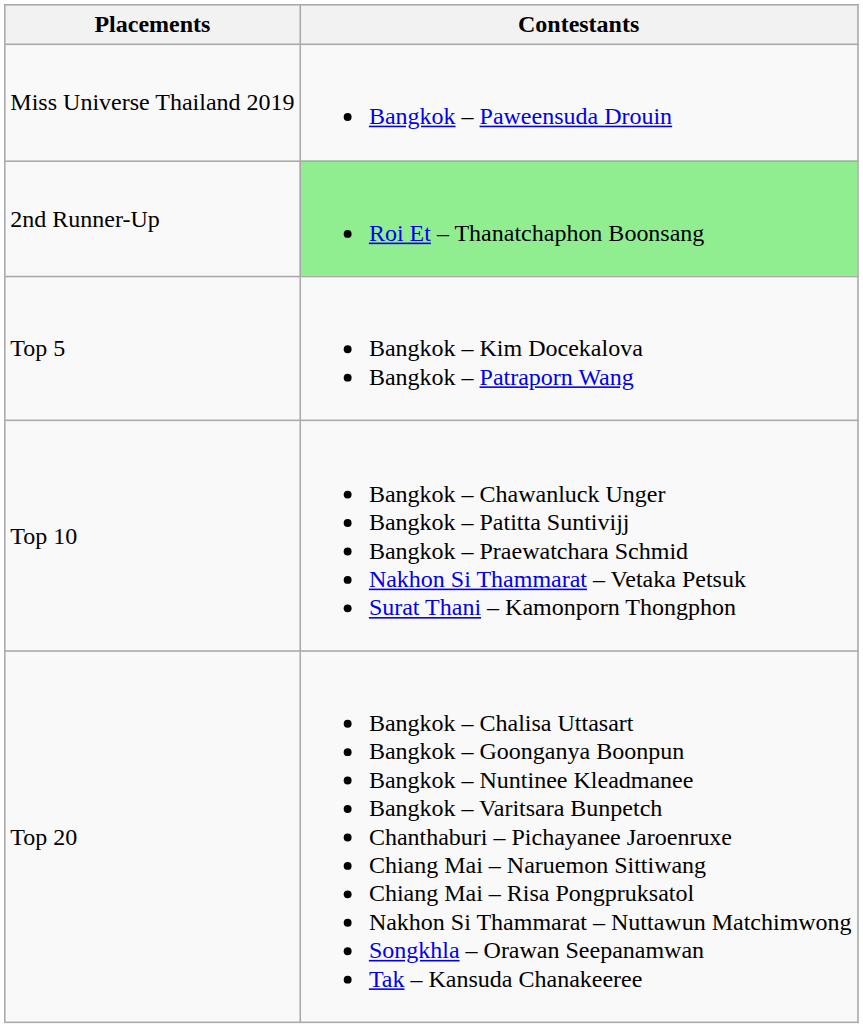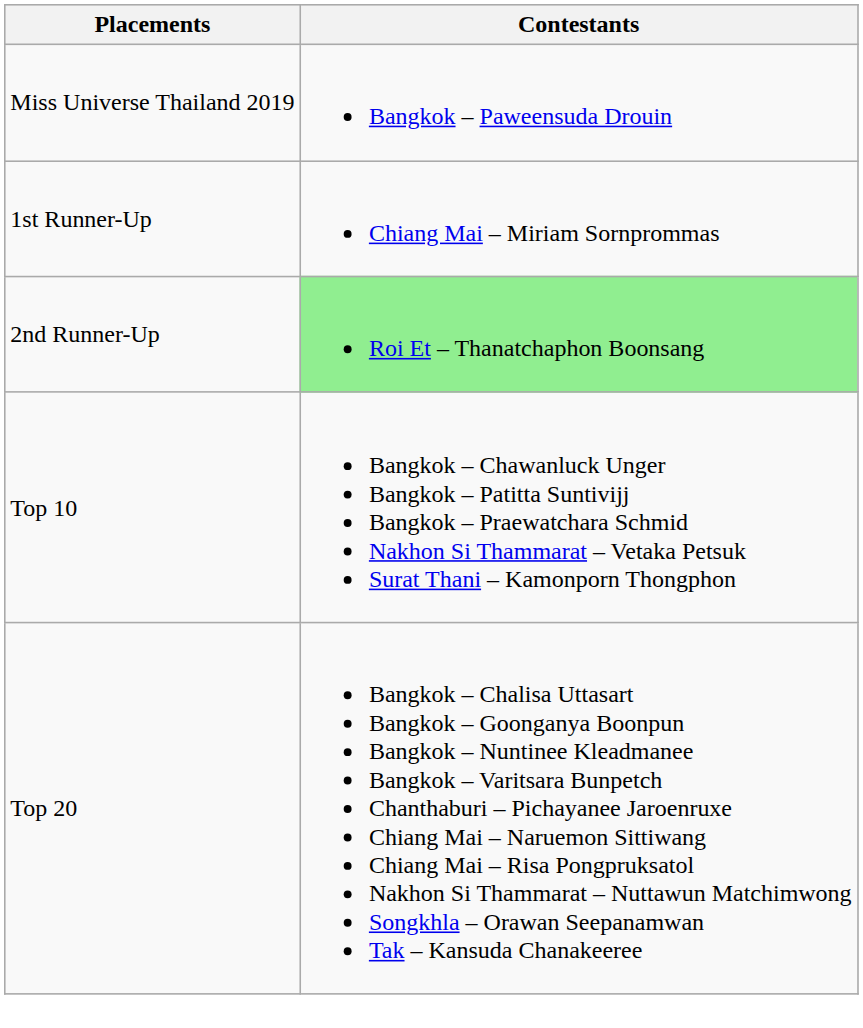+ row: (81, 218)
- row: (38, 348)
